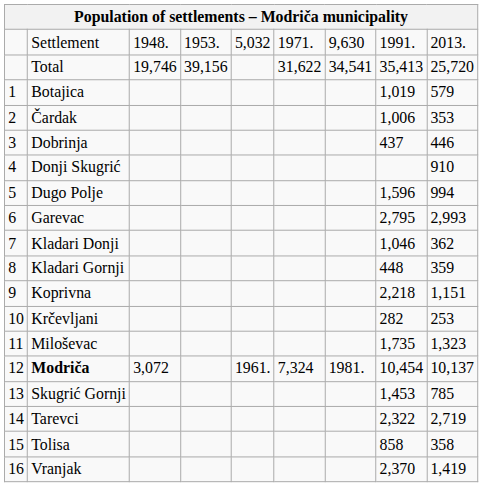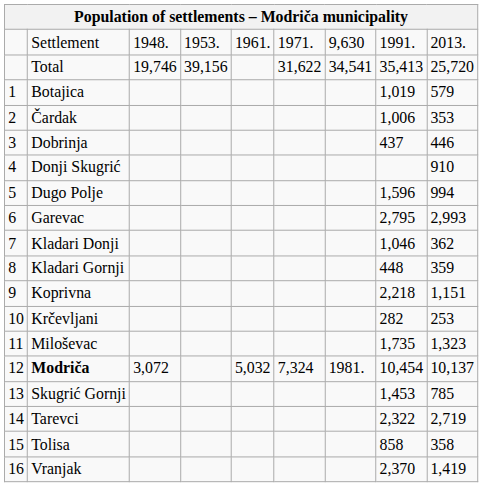(253, 42) 5,032 -> (253, 42) 1961.
(253, 368) 1961. -> (253, 368) 5,032
